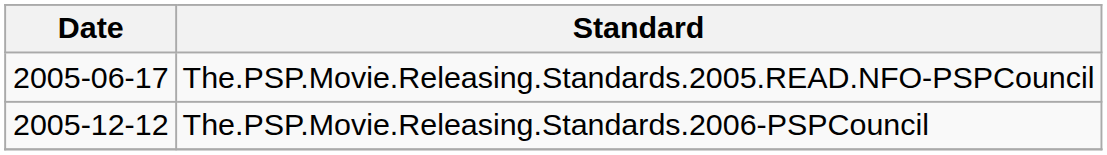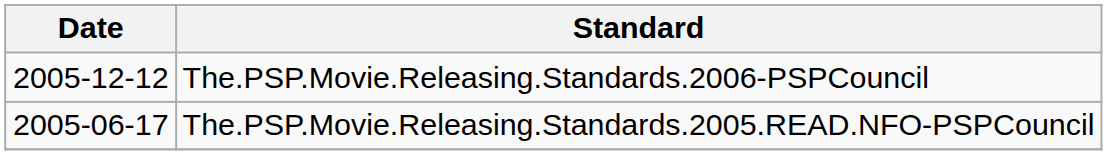rows swapped: (639, 76) <-> (556, 125)
